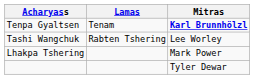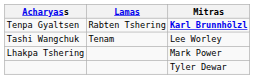(101, 25) Tenam -> (127, 25) Rabten Tshering
(127, 39) Rabten Tshering -> (101, 39) Tenam
